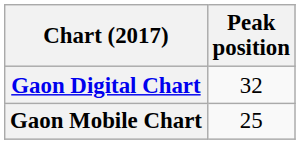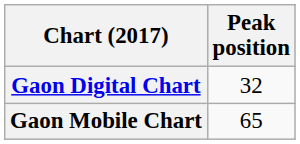(251, 120) 25 -> (251, 120) 65
